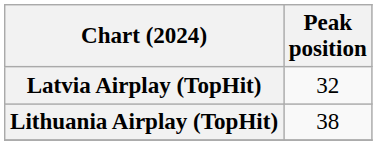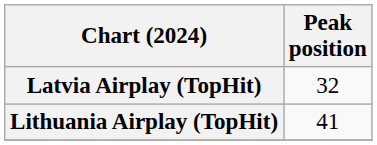(328, 121) 38 -> (328, 121) 41
